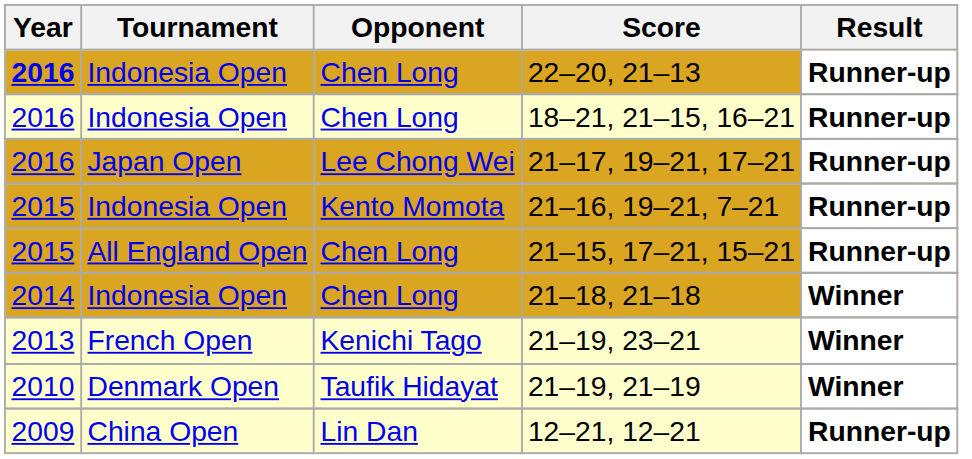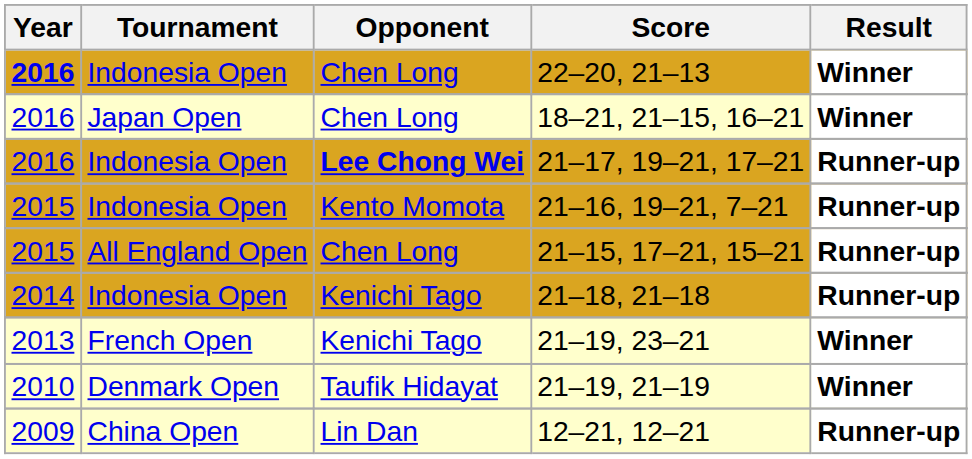(879, 72) Runner-up -> (865, 72) Winner
(187, 117) Indonesia Open -> (164, 117) Japan Open
(879, 117) Runner-up -> (865, 117) Winner
(164, 162) Japan Open -> (187, 162) Indonesia Open
(418, 162) normal -> (422, 162) bold
(390, 296) Chen Long -> (401, 296) Kenichi Tago
(856, 296) Winner -> (889, 296) Runner-up
